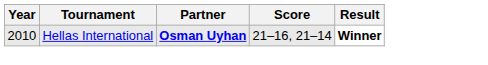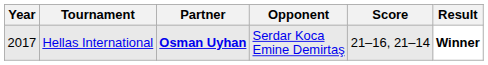+ column: (299, 15)
(22, 36) 2010 -> (22, 43) 2017
